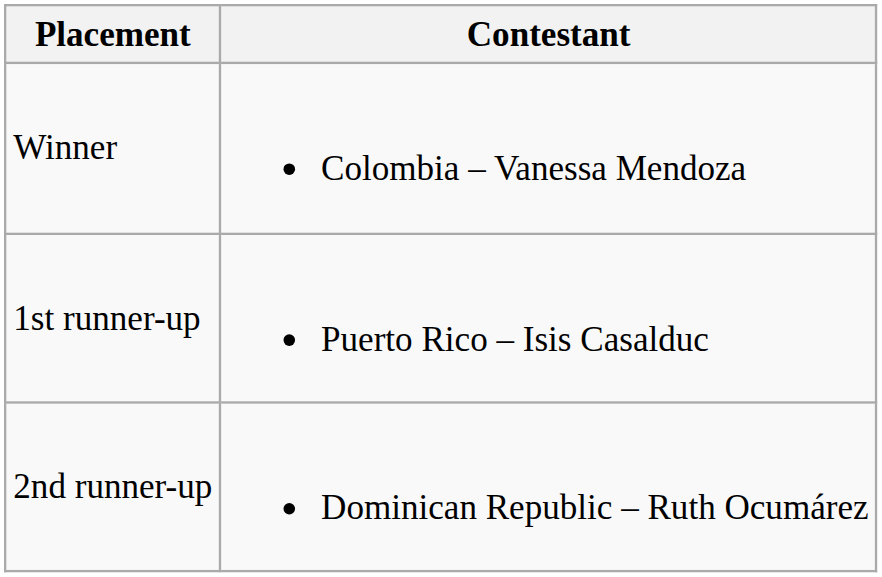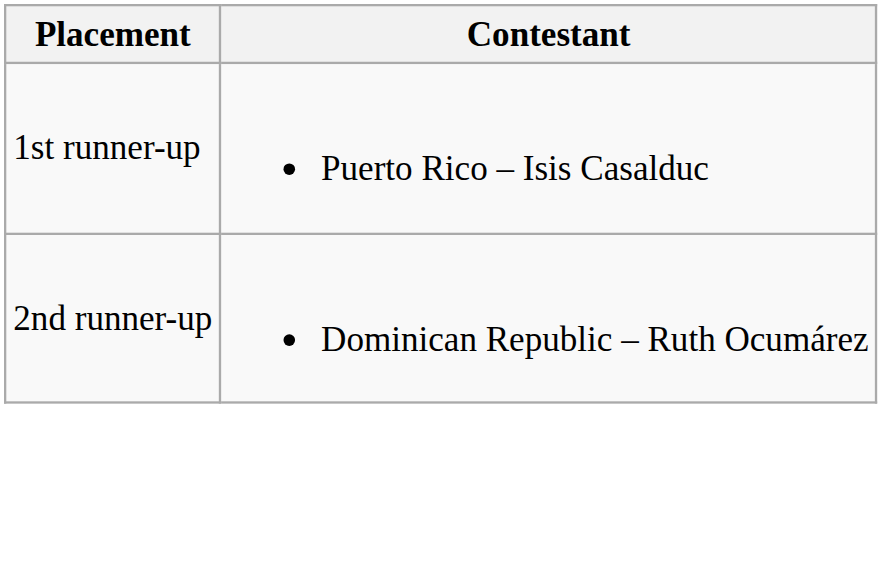- row: (65, 147)
